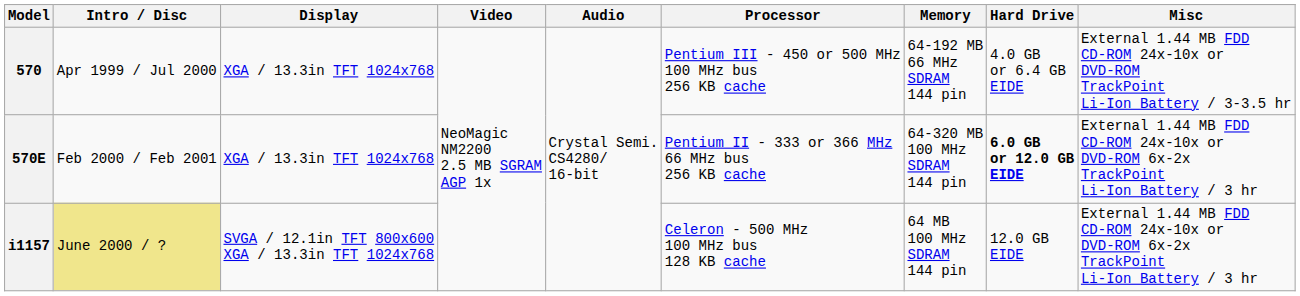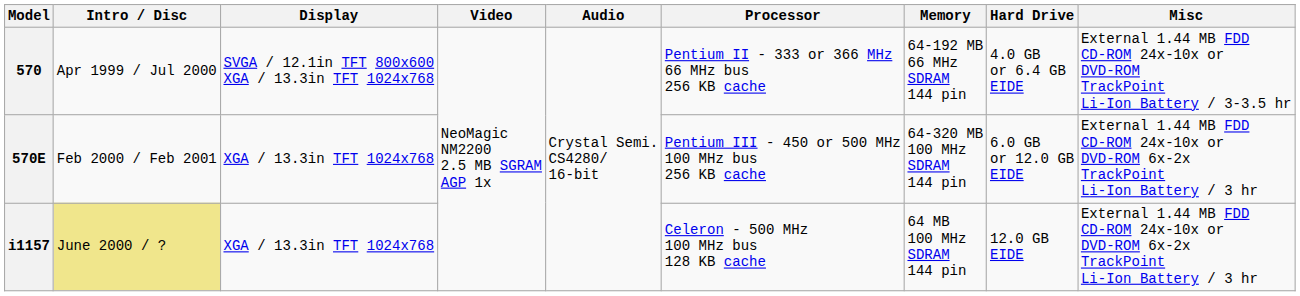(329, 71) XGA / 13.3in TFT 1024x768 -> (329, 71) SVGA / 12.1in TFT 800x600 XGA / 13.3in TFT 1024x768
(783, 71) Pentium III - 450 or 500 MHz 100 MHz bus 256 KB cache -> (779, 71) Pentium II - 333 or 366 MHz 66 MHz bus 256 KB cache
(779, 159) Pentium II - 333 or 366 MHz 66 MHz bus 256 KB cache -> (783, 159) Pentium III - 450 or 500 MHz 100 MHz bus 256 KB cache
(1032, 159) bold -> (1032, 159) normal
(329, 247) SVGA / 12.1in TFT 800x600 XGA / 13.3in TFT 1024x768 -> (329, 247) XGA / 13.3in TFT 1024x768
